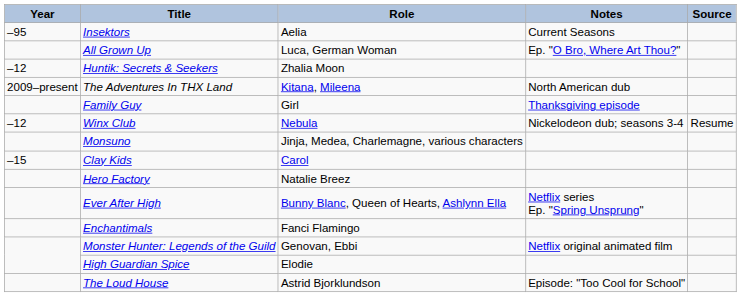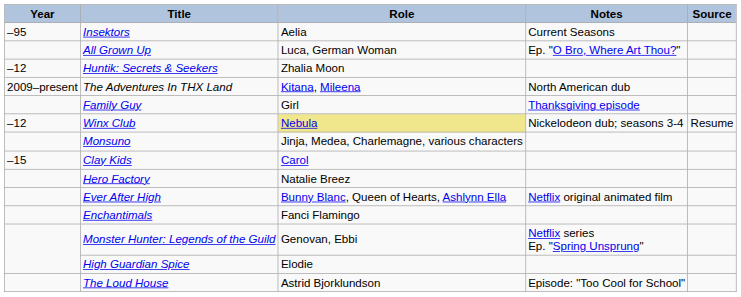(299, 123) no background -> (299, 123) khaki background
(586, 203) Netflix series Ep. "Spring Unsprung" -> (600, 197) Netflix original animated film
(600, 246) Netflix original animated film -> (586, 240) Netflix series Ep. "Spring Unsprung"
